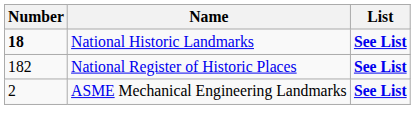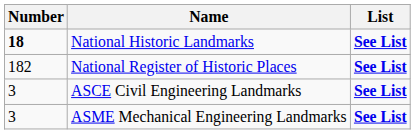+ row: (186, 91)
(12, 91) 2 -> (12, 116) 3
